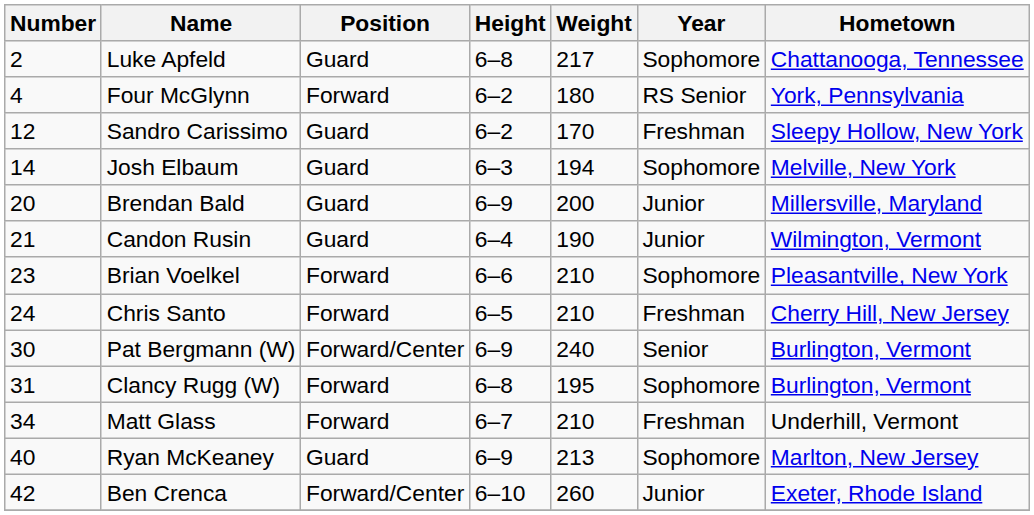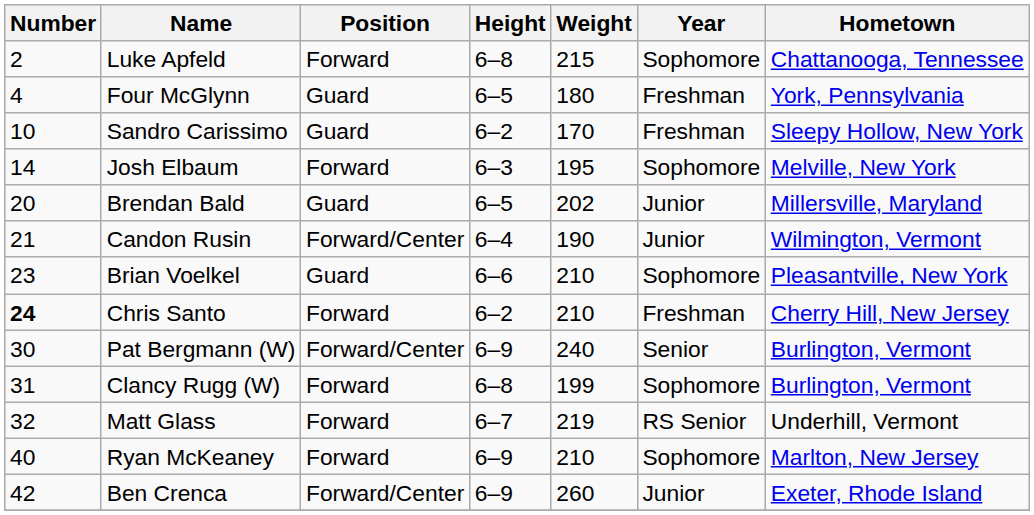(338, 59) Guard -> (348, 59) Forward
(575, 59) 217 -> (575, 59) 215
(348, 95) Forward -> (338, 95) Guard
(494, 95) 6–2 -> (494, 95) 6–5
(694, 95) RS Senior -> (694, 95) Freshman
(23, 131) 12 -> (23, 131) 10
(338, 167) Guard -> (348, 167) Forward
(575, 167) 194 -> (575, 167) 195
(494, 203) 6–9 -> (494, 203) 6–5
(575, 203) 200 -> (575, 203) 202
(338, 240) Guard -> (385, 240) Forward/Center
(348, 276) Forward -> (338, 276) Guard
(23, 312) normal -> (23, 312) bold
(494, 312) 6–5 -> (494, 312) 6–2
(575, 384) 195 -> (575, 384) 199
(23, 420) 34 -> (23, 420) 32
(575, 420) 210 -> (575, 420) 219
(694, 420) Freshman -> (694, 420) RS Senior
(338, 456) Guard -> (348, 456) Forward
(575, 456) 213 -> (575, 456) 210
(500, 492) 6–10 -> (494, 492) 6–9
